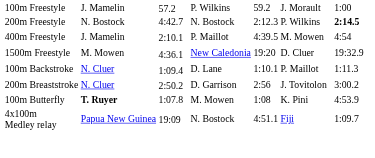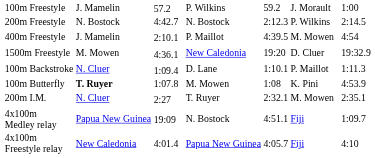(347, 22) bold -> (354, 22) normal
- row: (42, 85)
+ row: (26, 98)
+ row: (34, 143)
